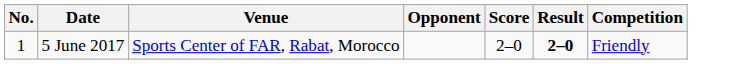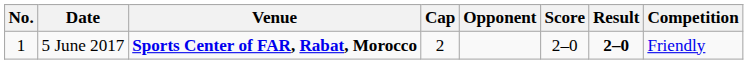+ column: (440, 18)
(266, 45) normal -> (275, 45) bold
